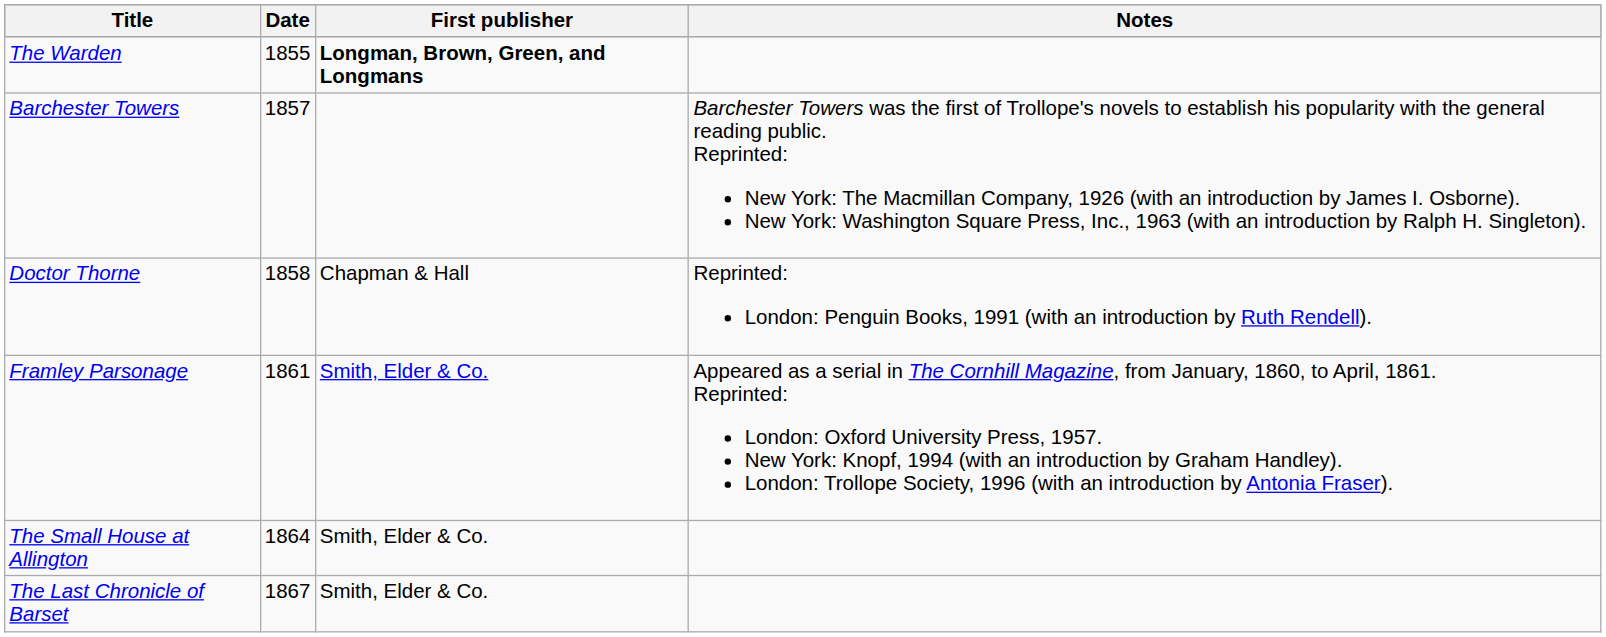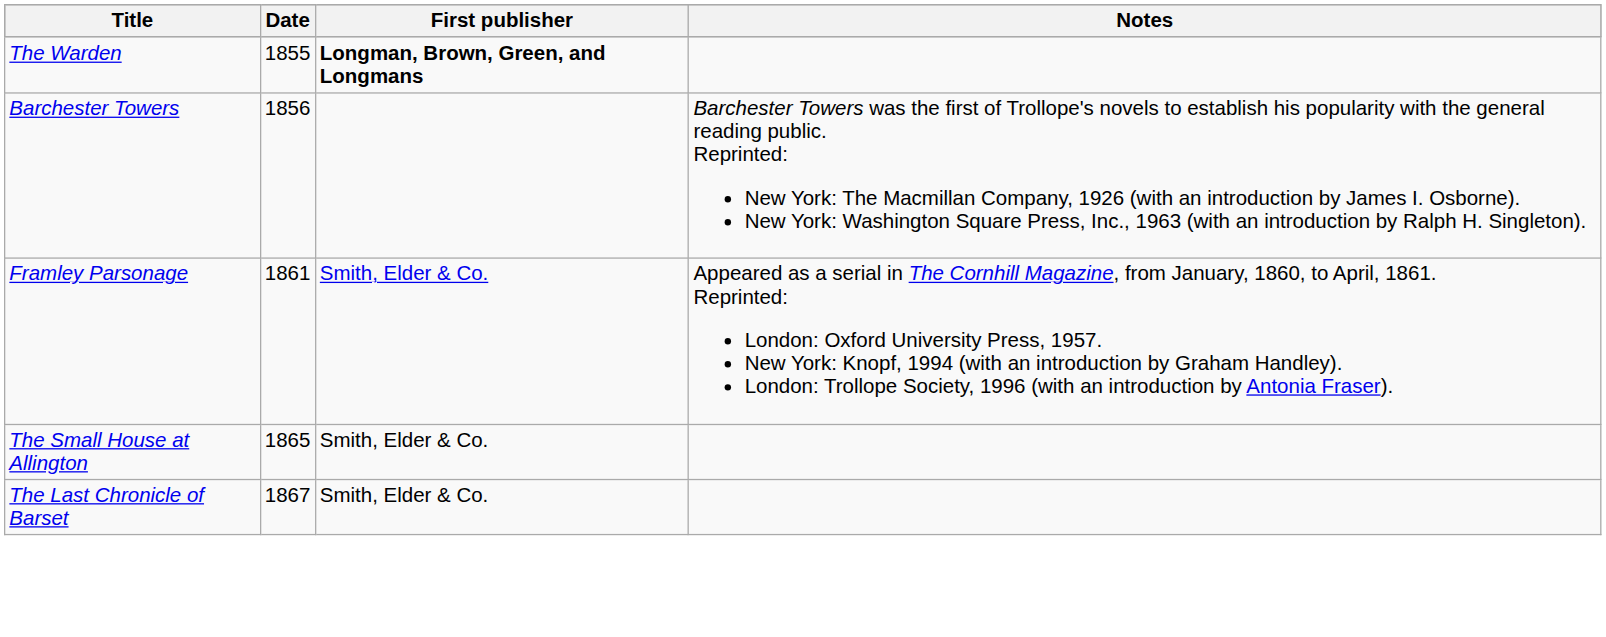(288, 108) 1857 -> (288, 108) 1856
- row: (75, 274)
(288, 536) 1864 -> (288, 439) 1865
